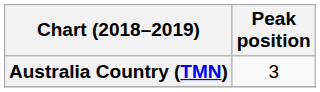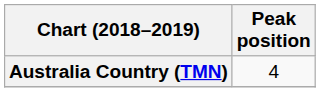(274, 71) 3 -> (274, 71) 4
